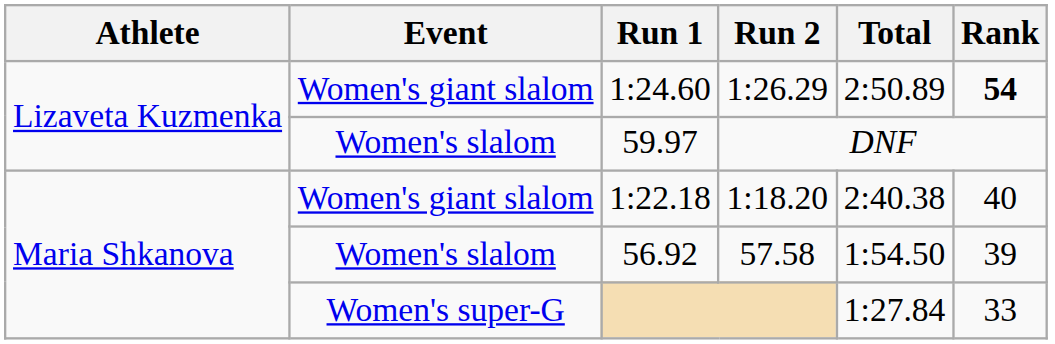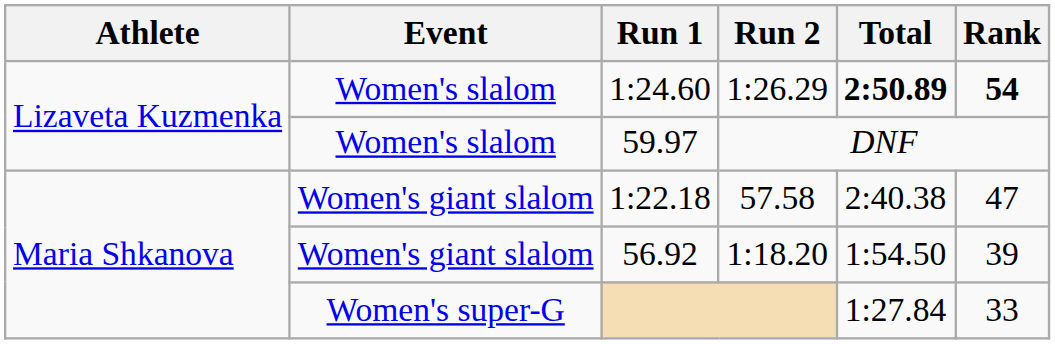(446, 87) Women's giant slalom -> (446, 87) Women's slalom
(895, 87) normal -> (896, 87) bold
(777, 198) 1:18.20 -> (777, 198) 57.58
(1000, 198) 40 -> (1002, 198) 47
(446, 253) Women's slalom -> (446, 253) Women's giant slalom
(777, 253) 57.58 -> (777, 253) 1:18.20
